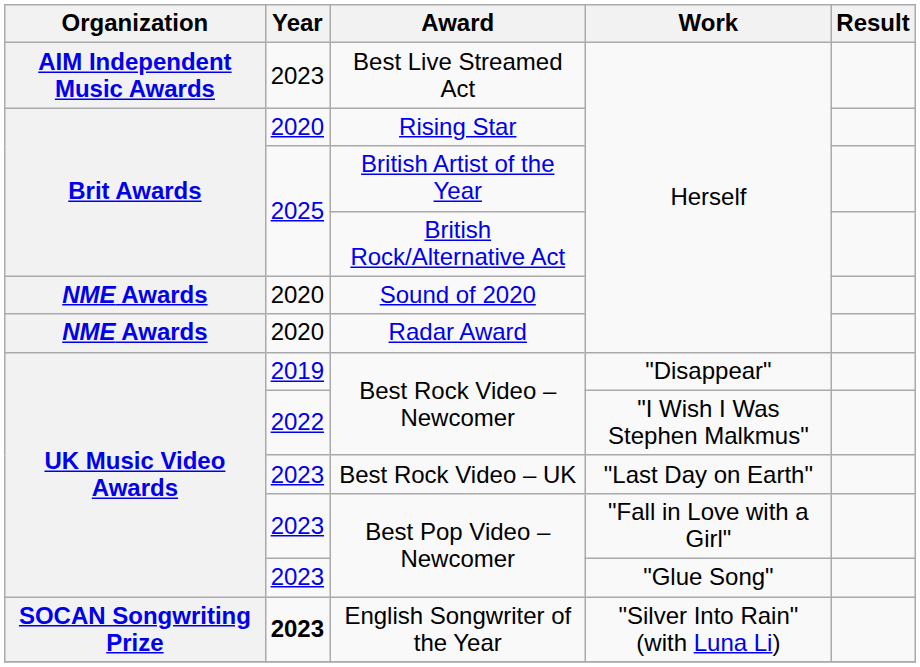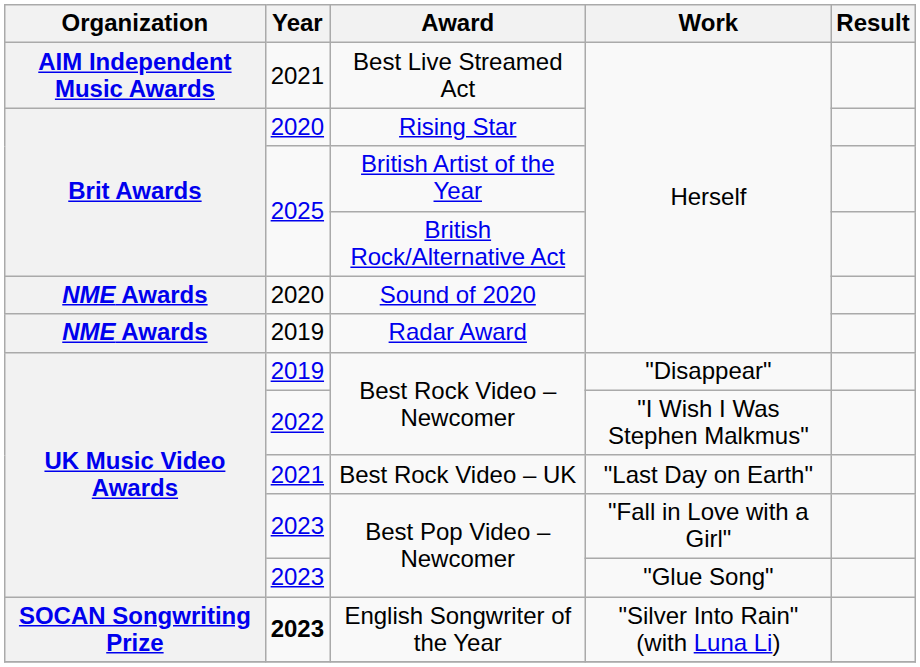(297, 75) 2023 -> (297, 75) 2021
(297, 332) 2020 -> (297, 332) 2019
(297, 474) 2023 -> (297, 474) 2021
